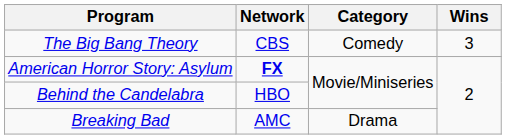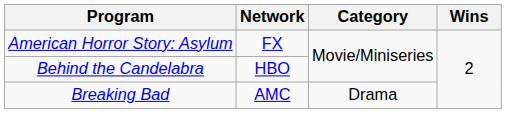- row: (120, 43)
(272, 69) bold -> (272, 43) normal
